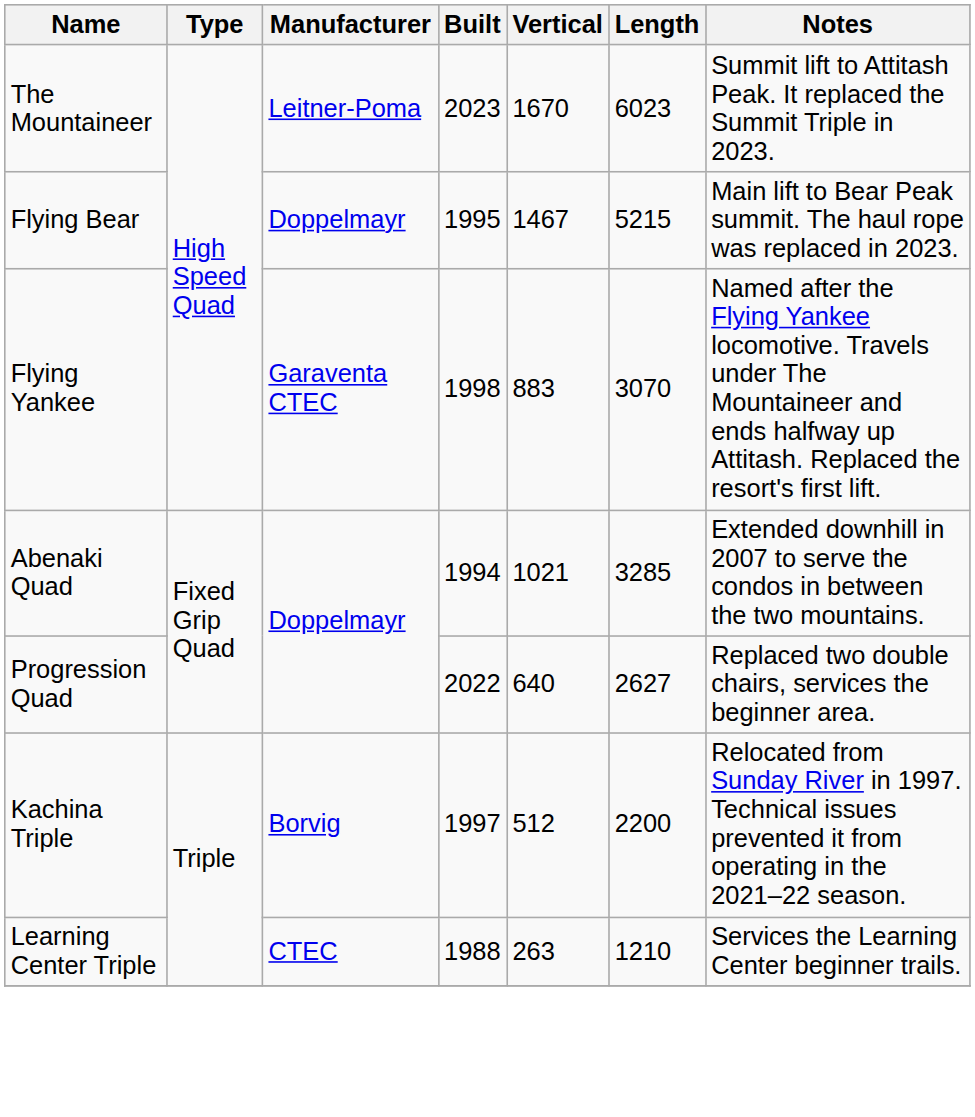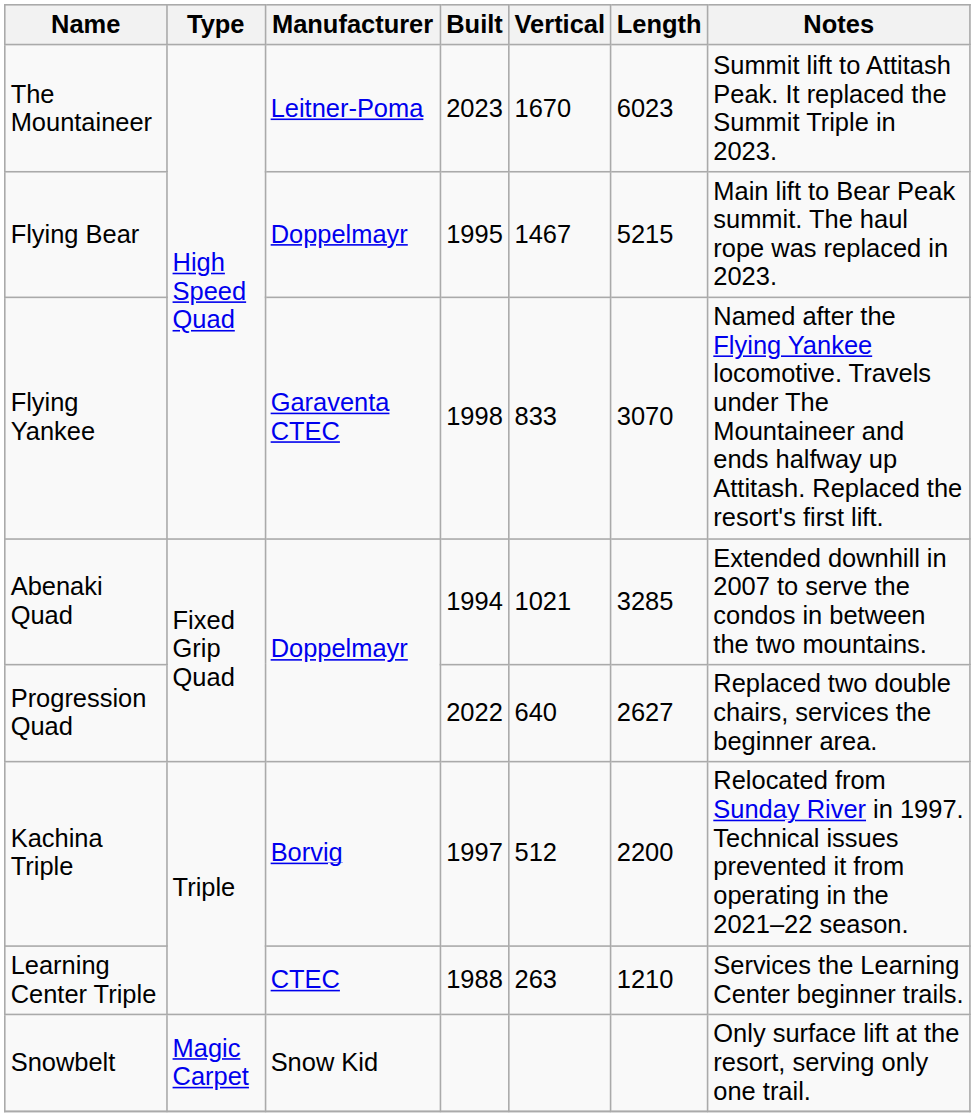(534, 388) 883 -> (536, 417) 833
+ row: (63, 1062)
